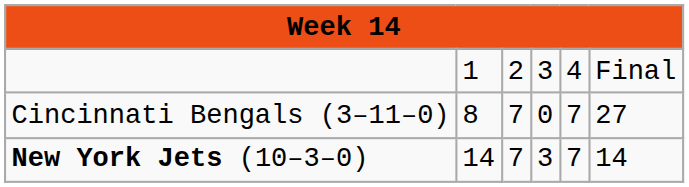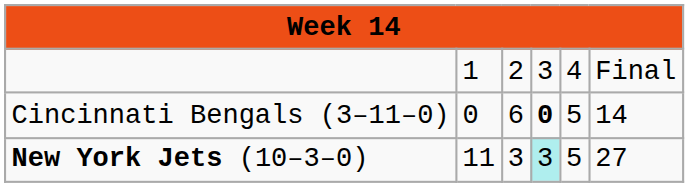(471, 115) 8 -> (471, 115) 0
(516, 115) 7 -> (516, 115) 6
(545, 115) normal -> (545, 115) bold
(574, 115) 7 -> (574, 115) 5
(611, 115) 27 -> (611, 115) 14
(479, 159) 14 -> (479, 159) 11
(516, 159) 7 -> (516, 159) 3
(545, 159) no background -> (545, 159) paleturquoise background
(574, 159) 7 -> (574, 159) 5
(611, 159) 14 -> (611, 159) 27
